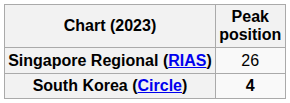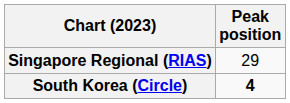(250, 60) 26 -> (250, 60) 29
